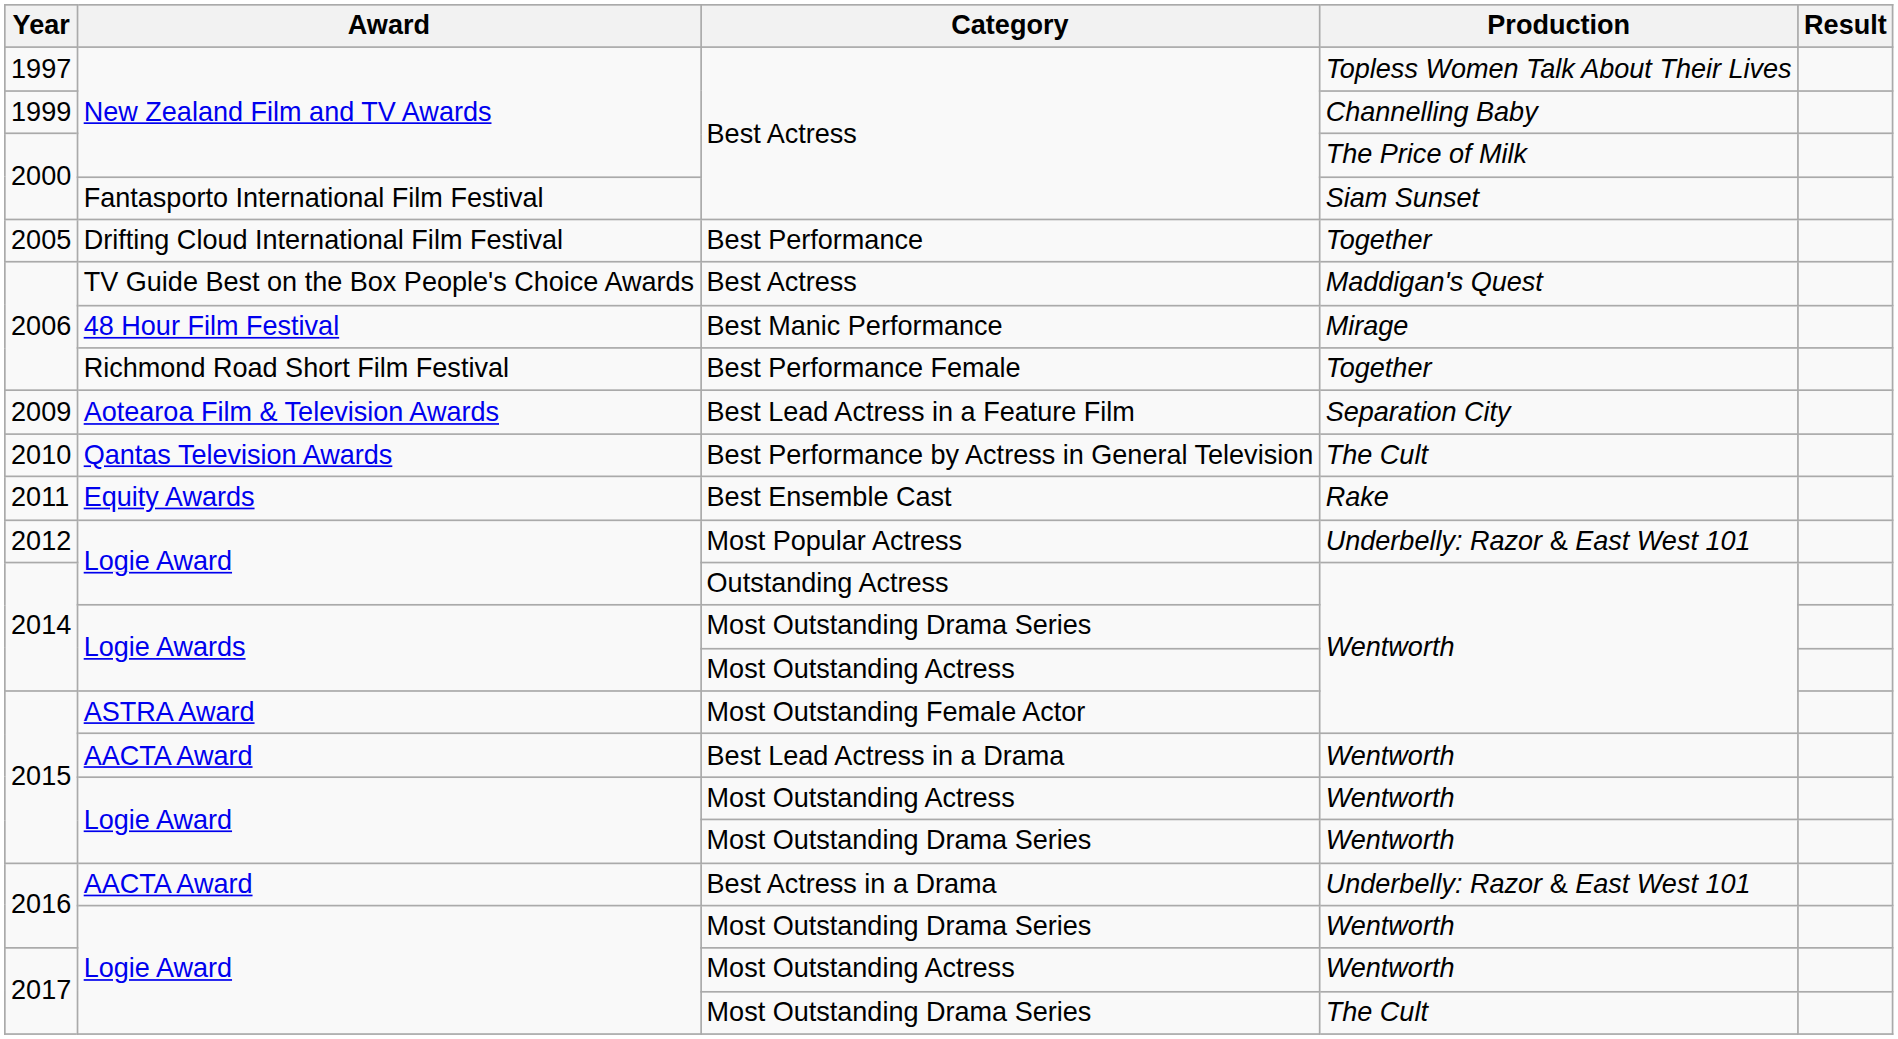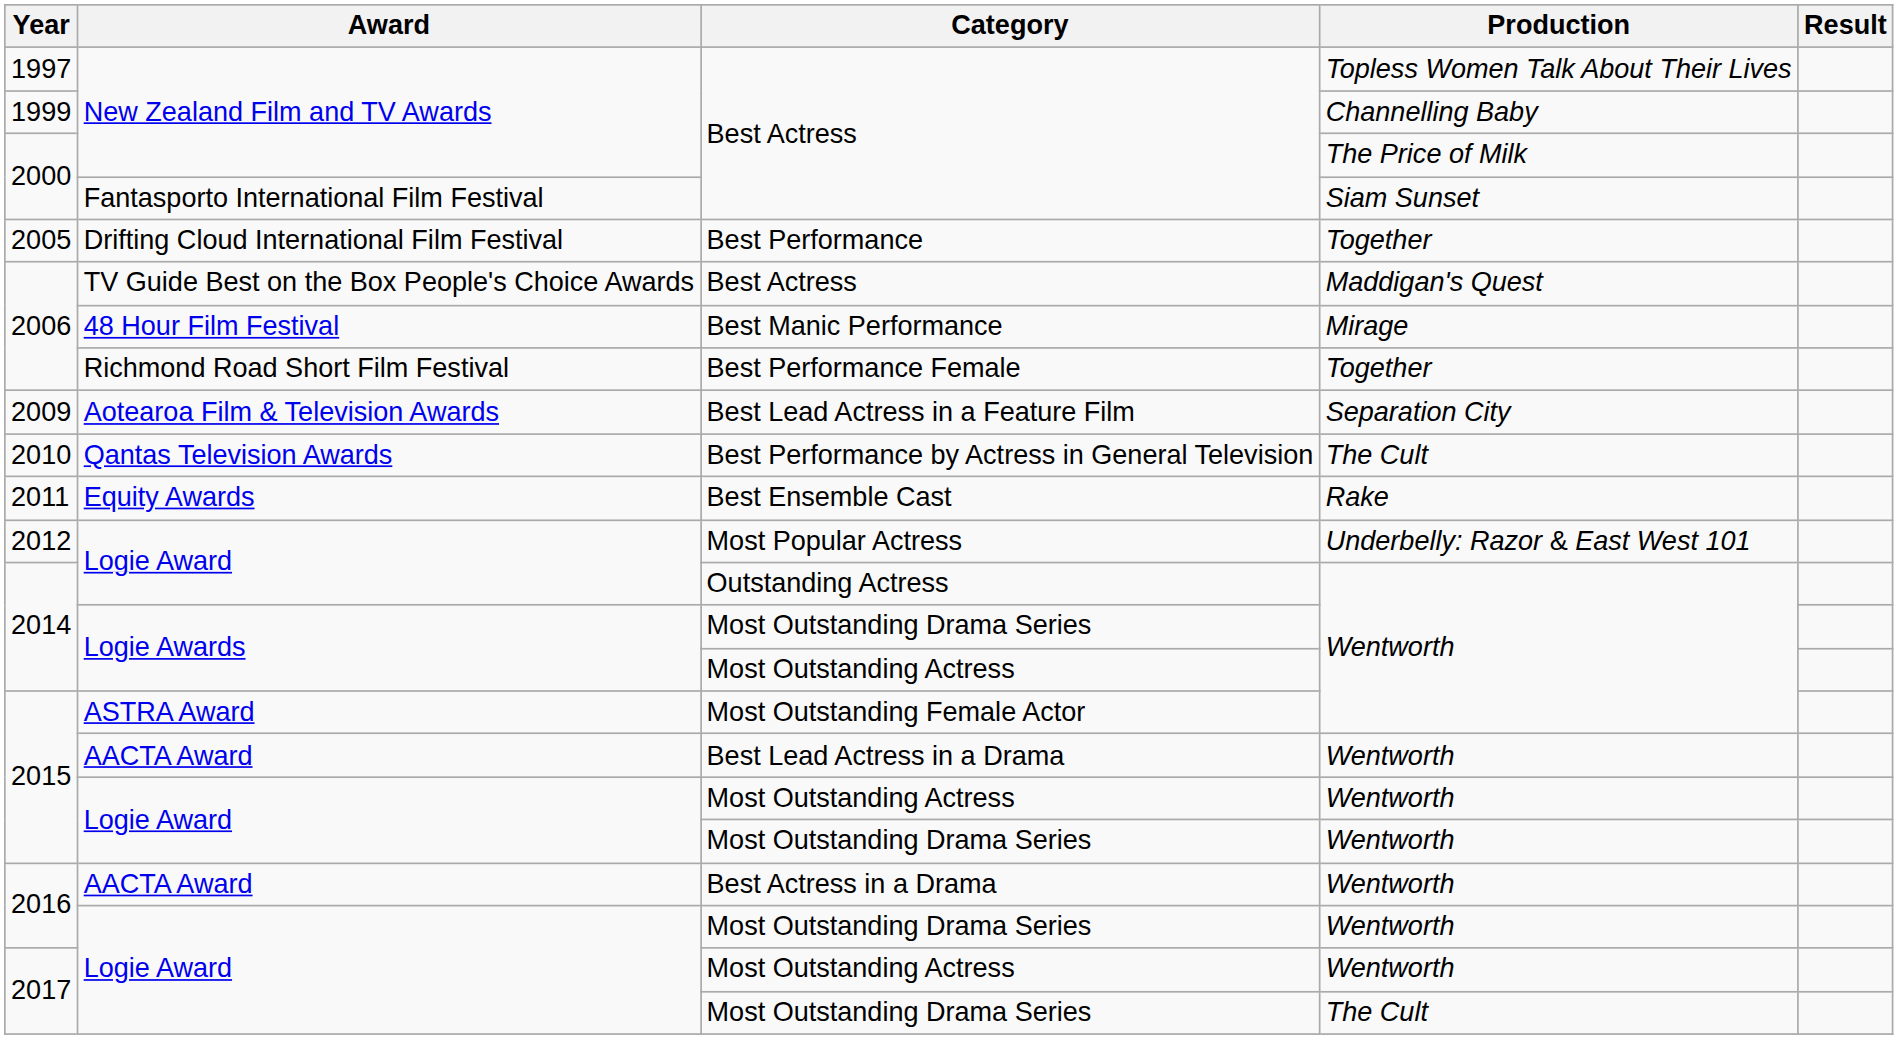(1538, 883) Underbelly: Razor & East West 101 -> (1390, 883) Wentworth
